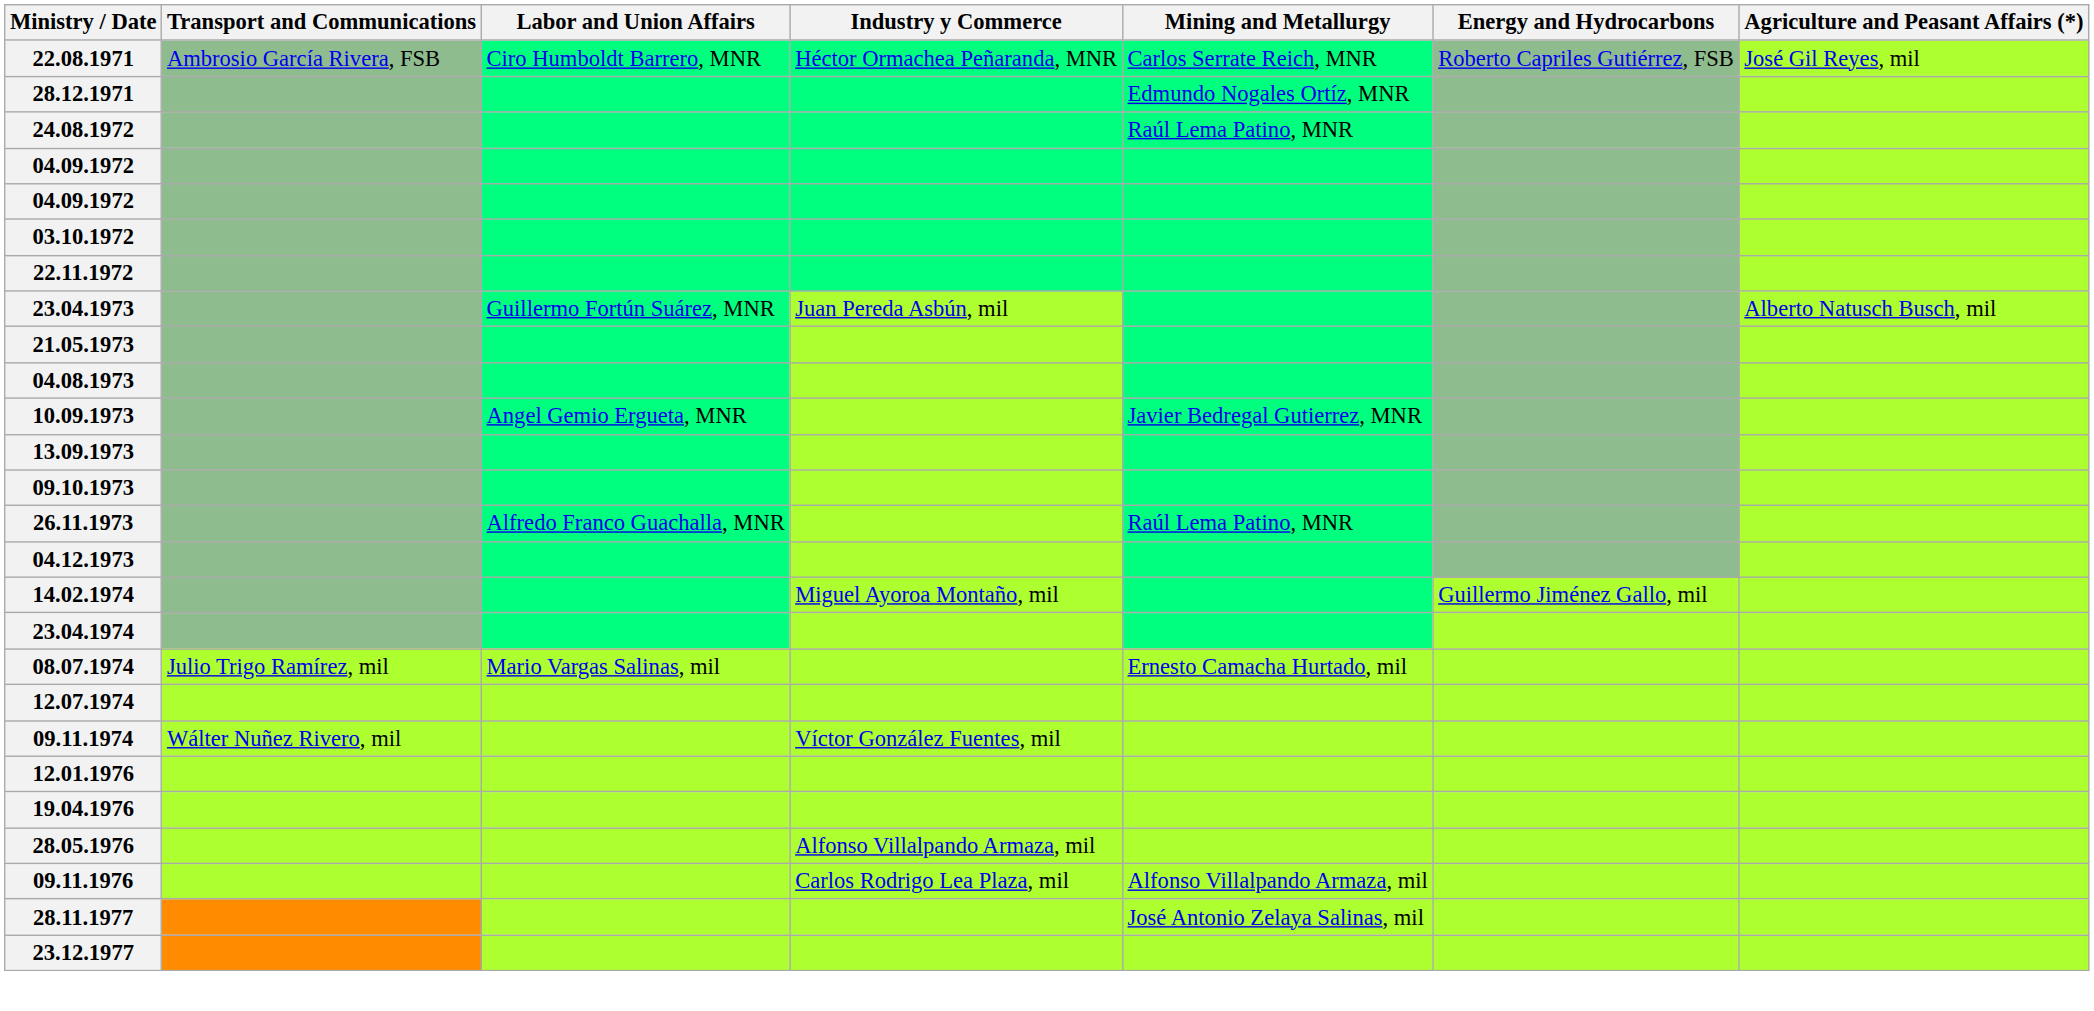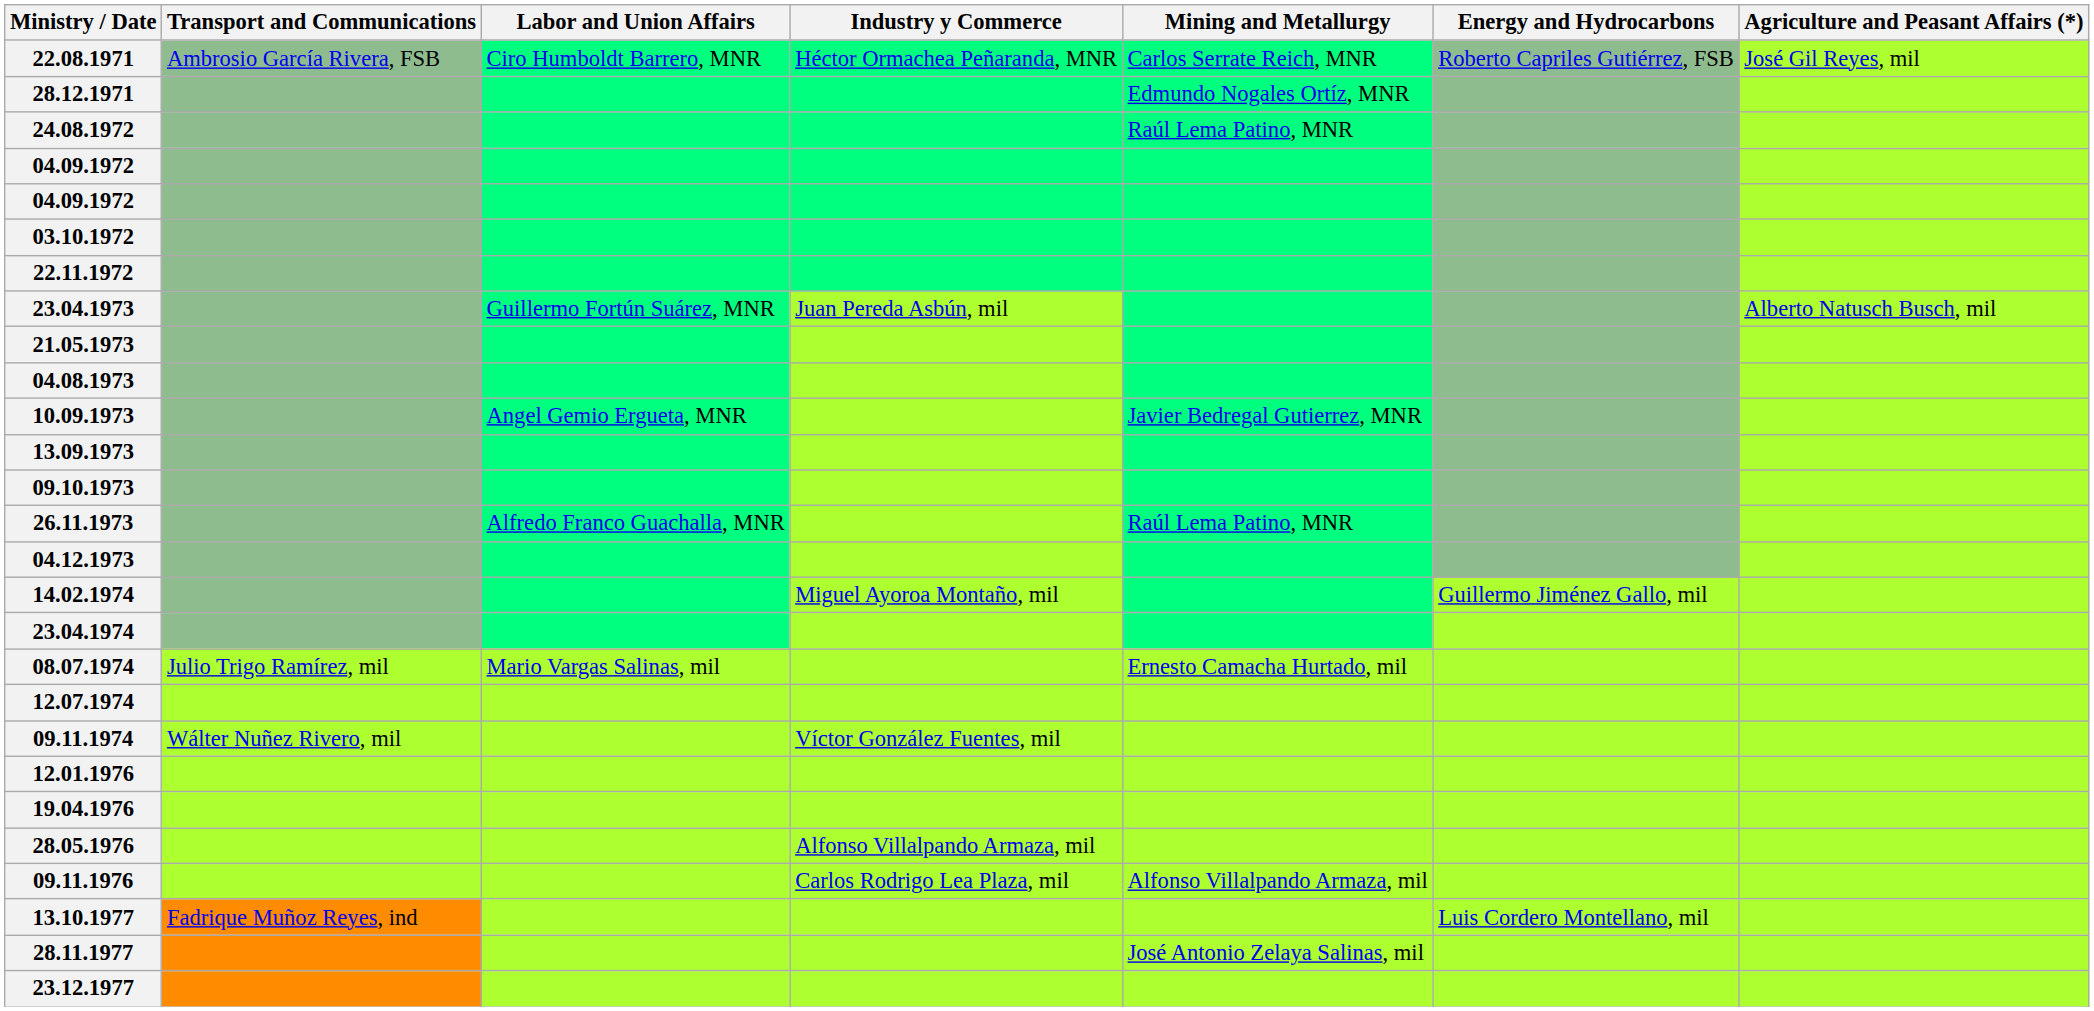+ row: (83, 916)
